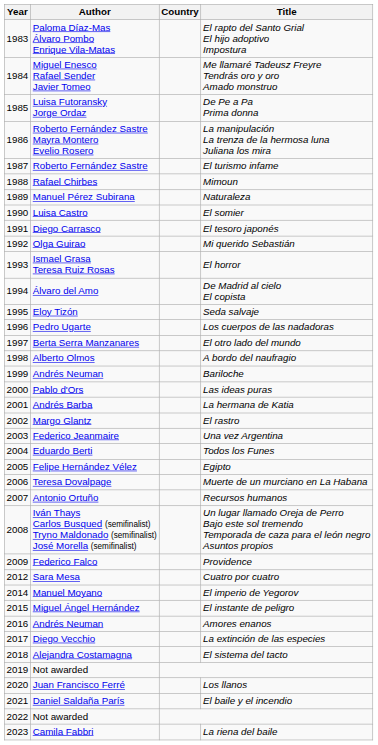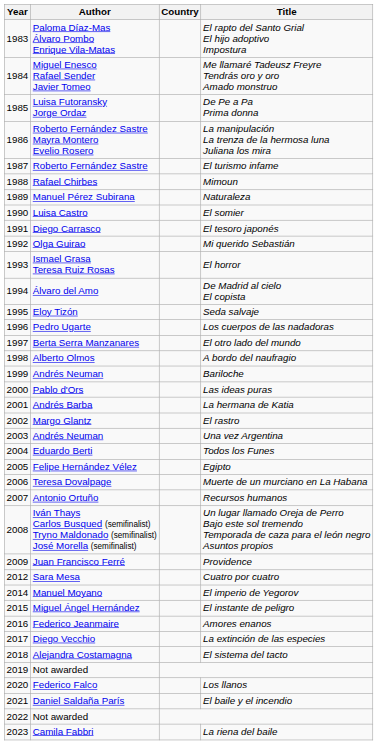(76, 436) Federico Jeanmaire -> (68, 436) Andrés Neuman
(65, 561) Federico Falco -> (79, 561) Juan Francisco Ferré
(68, 623) Andrés Neuman -> (76, 623) Federico Jeanmaire
(79, 685) Juan Francisco Ferré -> (65, 685) Federico Falco
